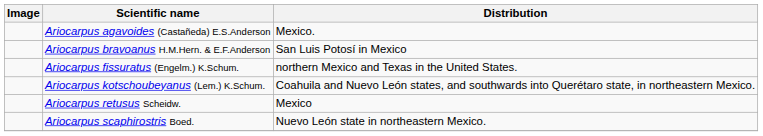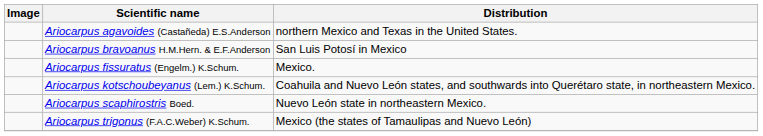(295, 31) Mexico. -> (397, 31) northern Mexico and Texas in the United States.
(397, 67) northern Mexico and Texas in the United States. -> (295, 67) Mexico.
- row: (113, 103)
+ row: (147, 121)
